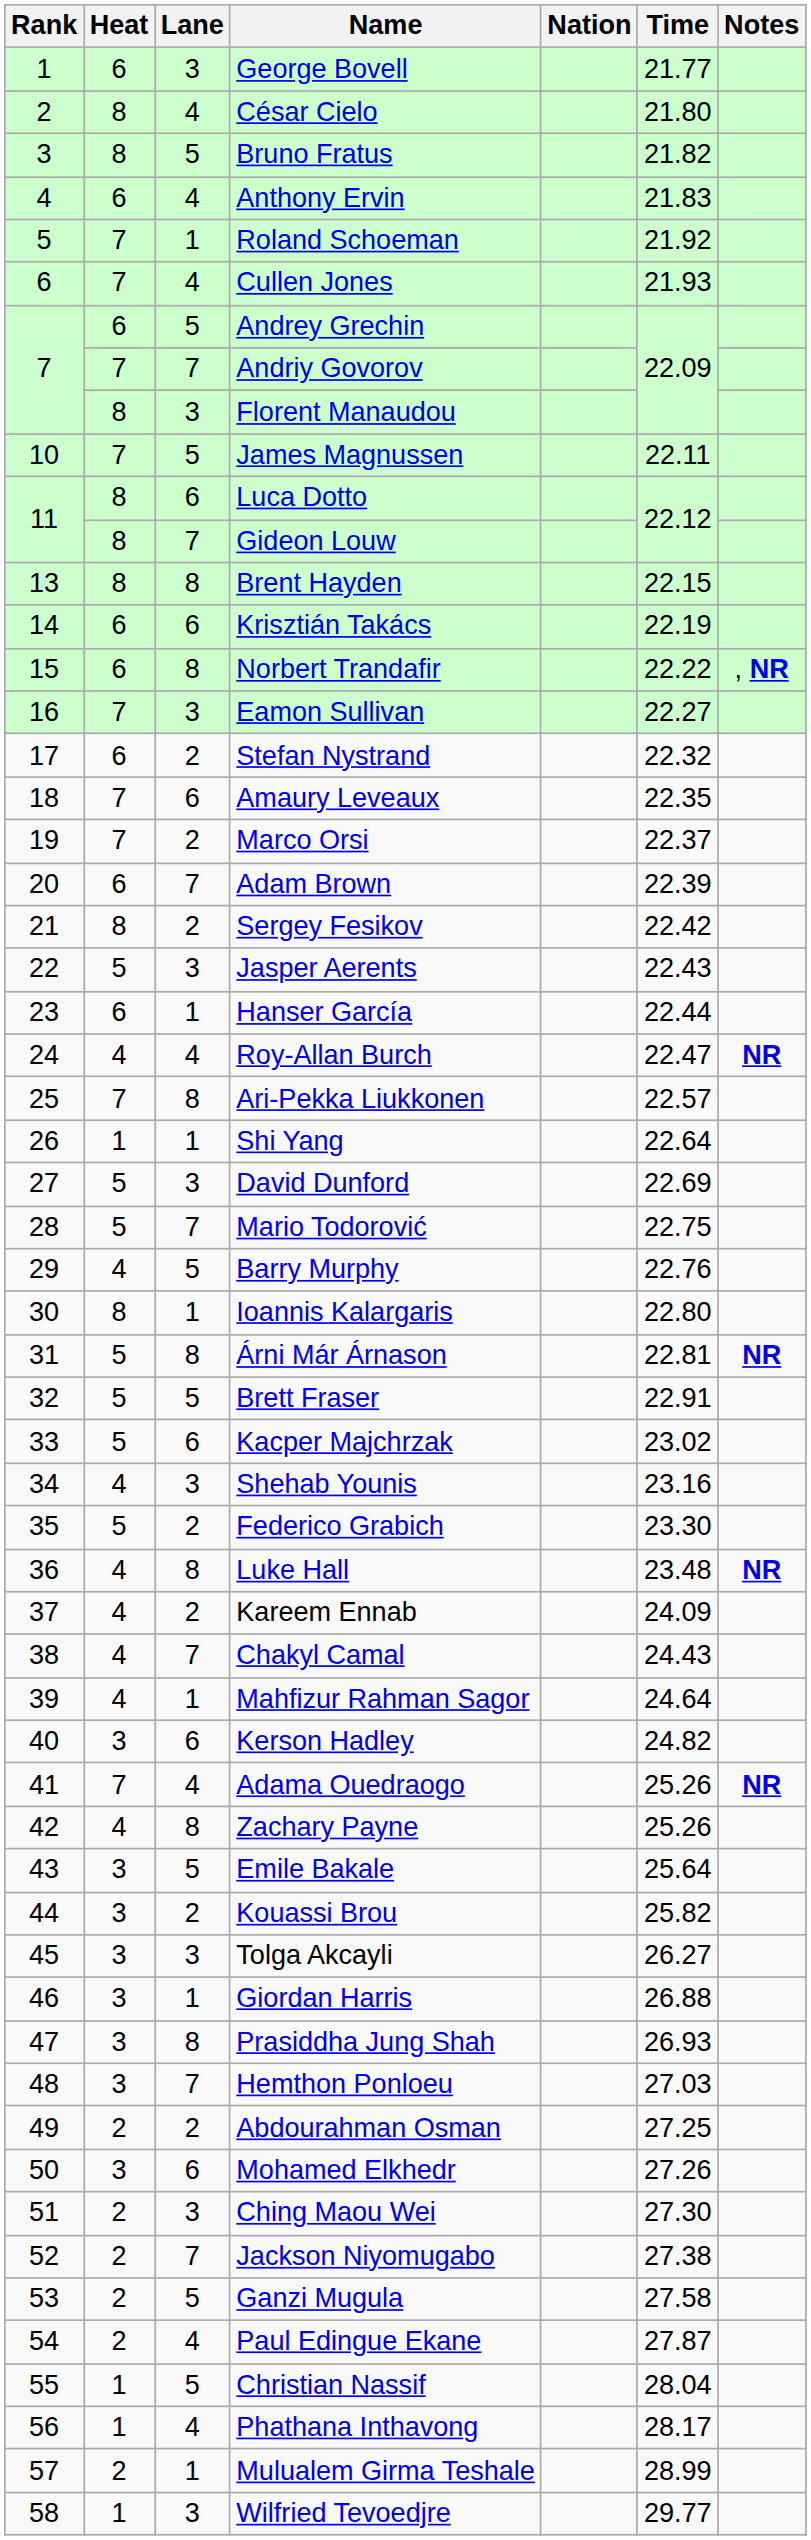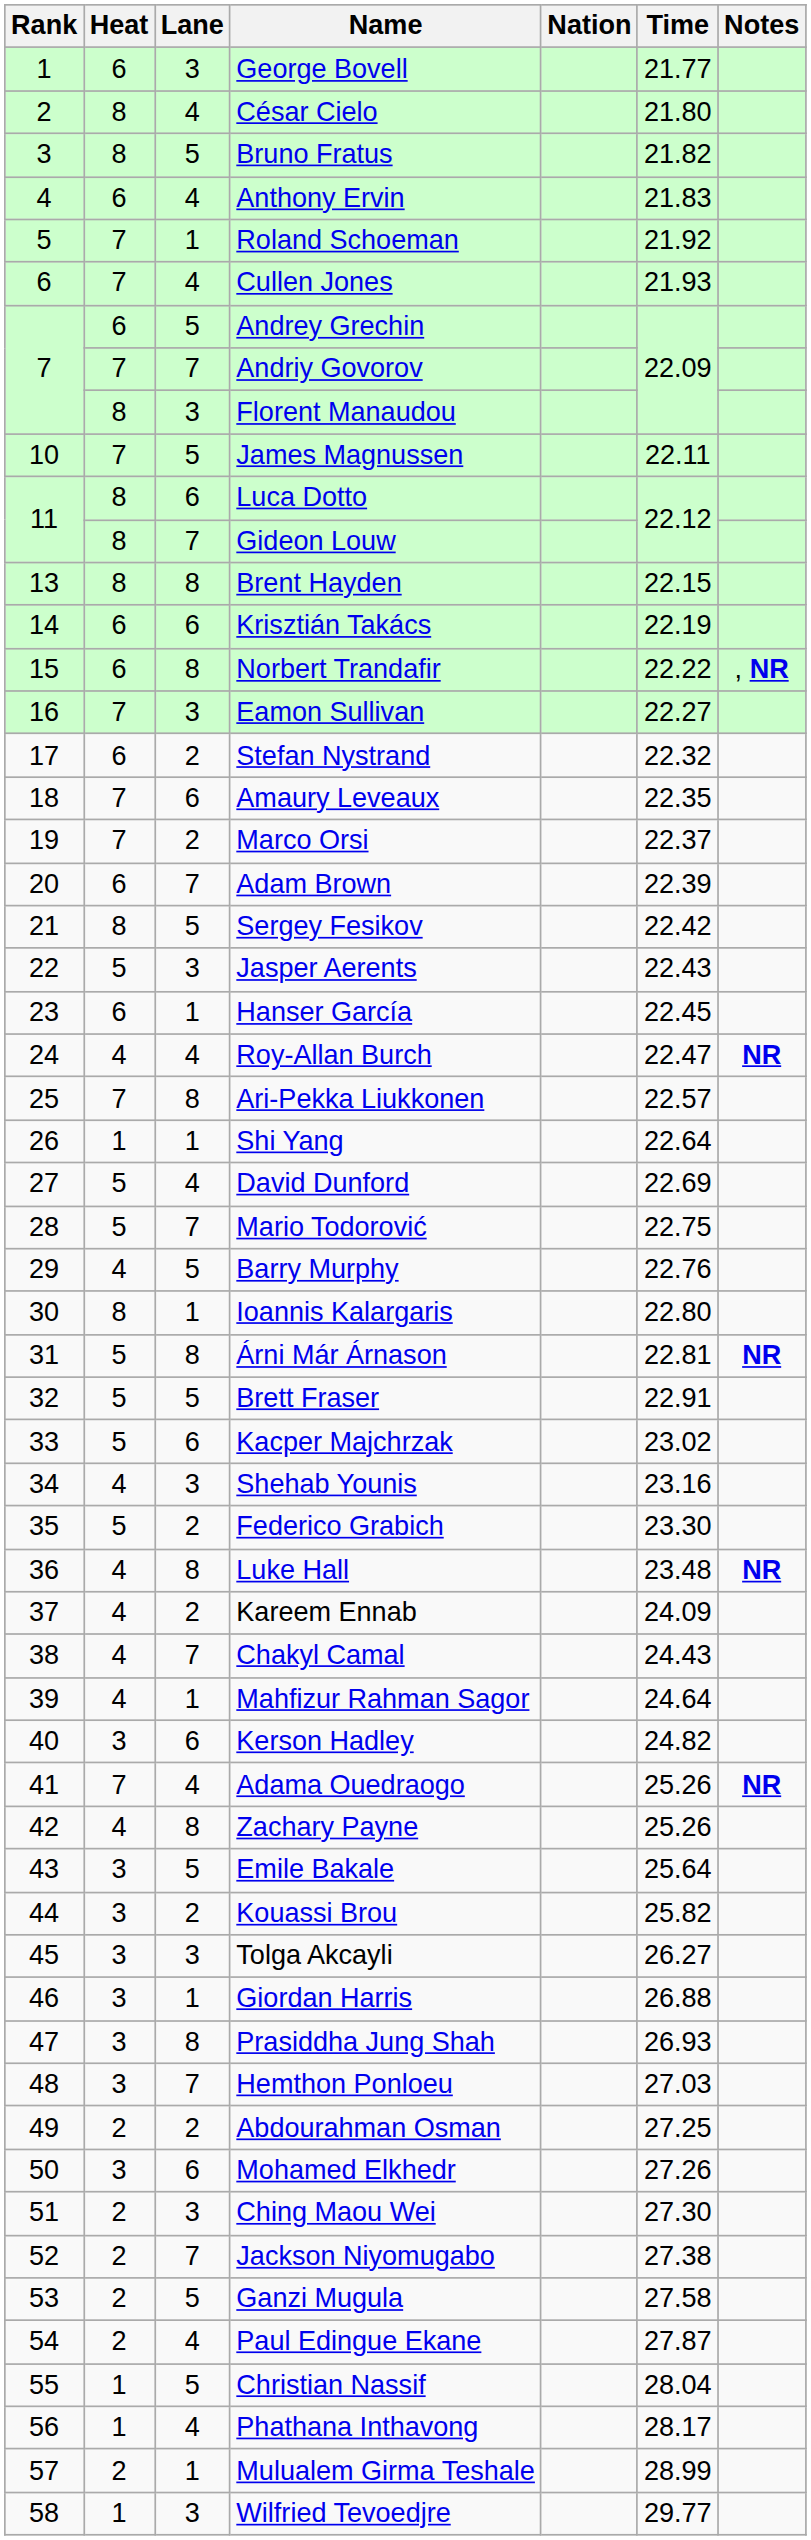(192, 926) 2 -> (192, 926) 5
(678, 1012) 22.44 -> (678, 1012) 22.45
(192, 1183) 3 -> (192, 1183) 4
